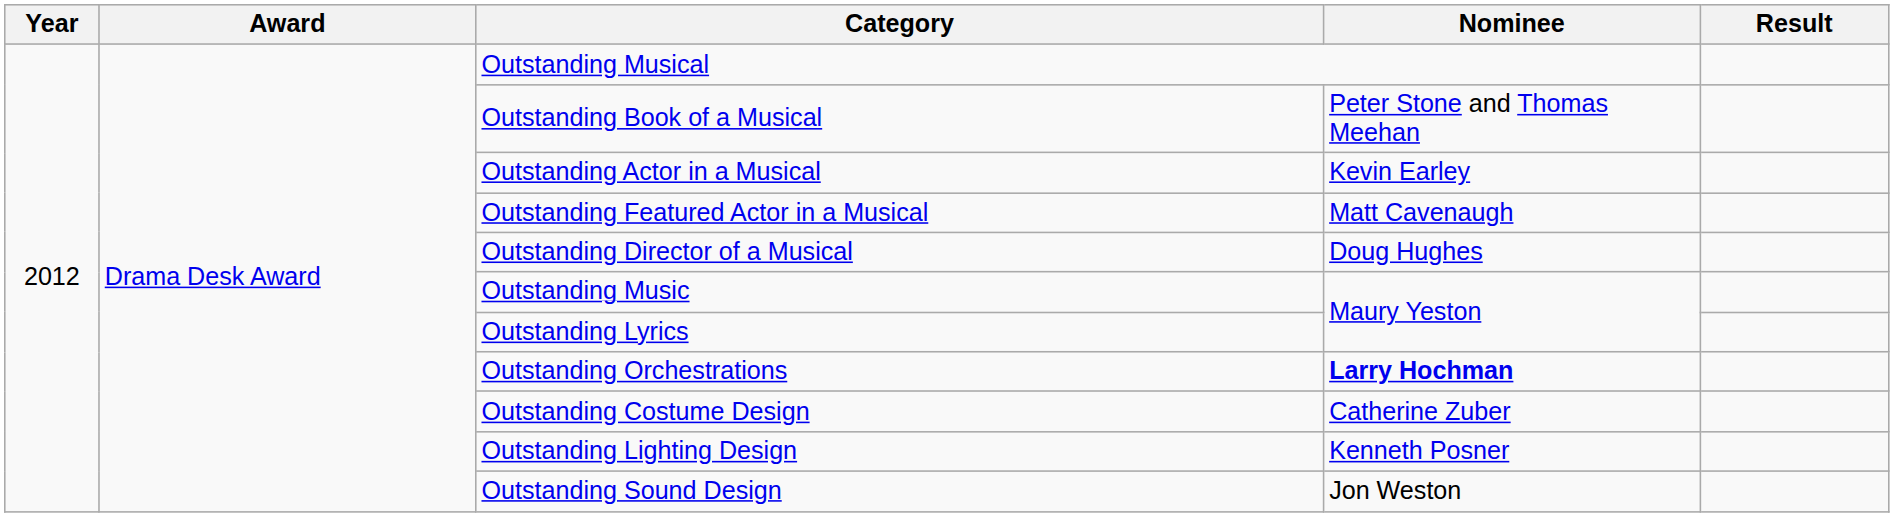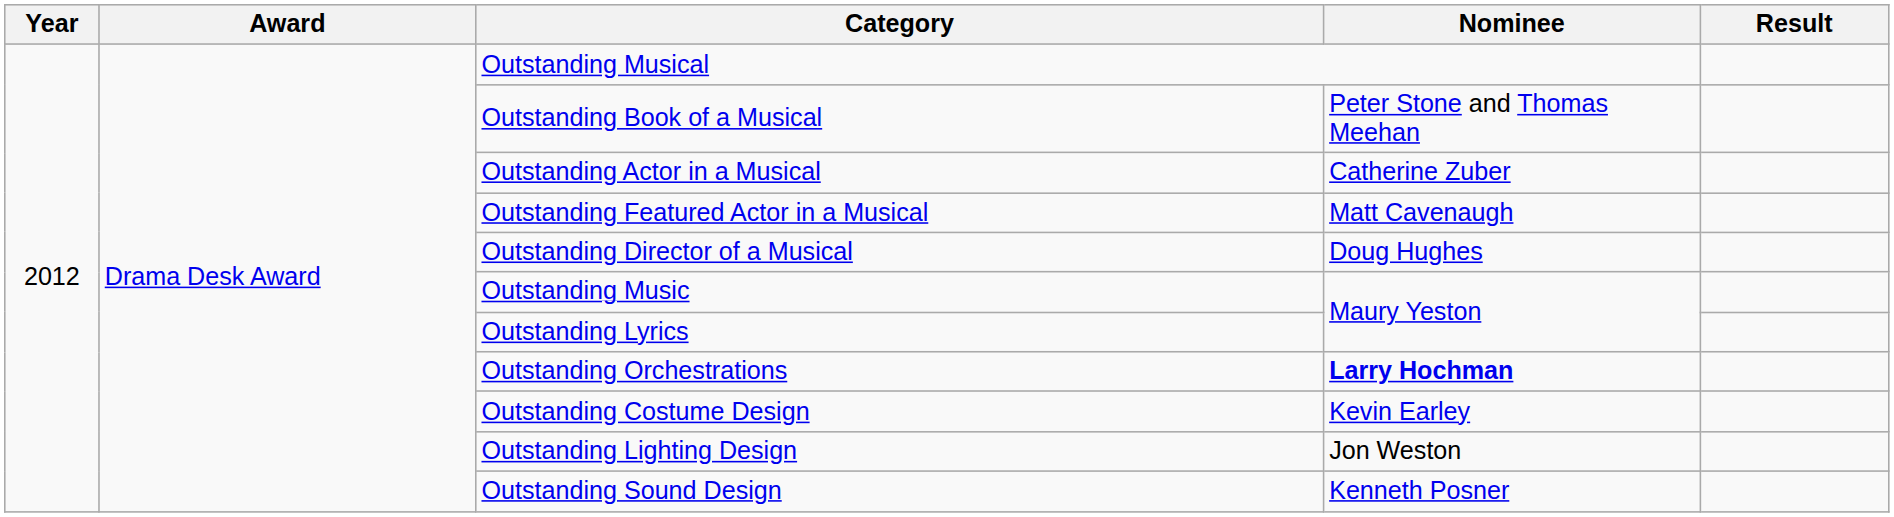(1400, 172) Kevin Earley -> (1420, 172) Catherine Zuber
(1420, 411) Catherine Zuber -> (1400, 411) Kevin Earley
(1419, 451) Kenneth Posner -> (1395, 451) Jon Weston
(1395, 490) Jon Weston -> (1419, 490) Kenneth Posner
